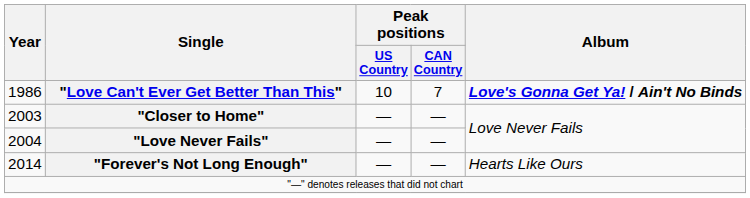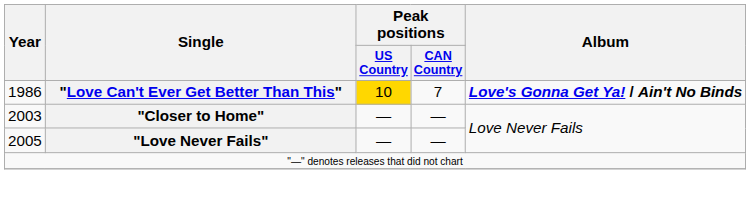(384, 92) no background -> (384, 92) gold background
(25, 140) 2004 -> (25, 140) 2005
- row: (201, 164)
